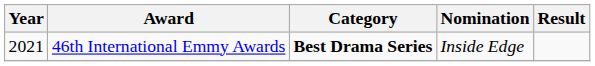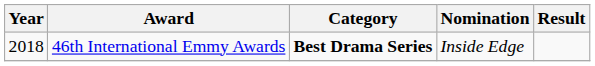(26, 46) 2021 -> (26, 46) 2018
